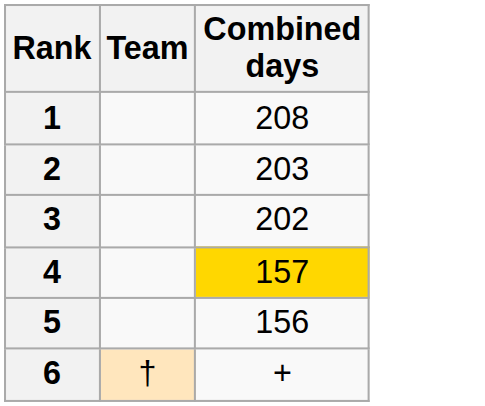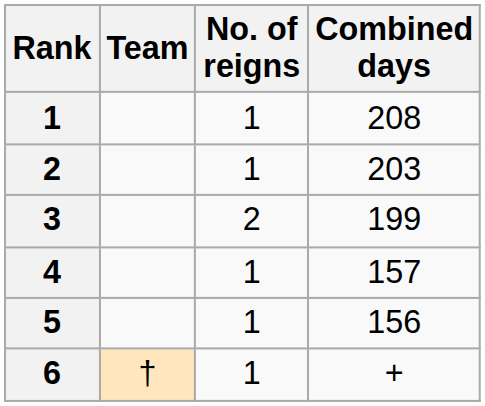+ column: (252, 48)
(282, 220) 202 -> (394, 220) 199
(282, 271) gold background -> (394, 271) no background
